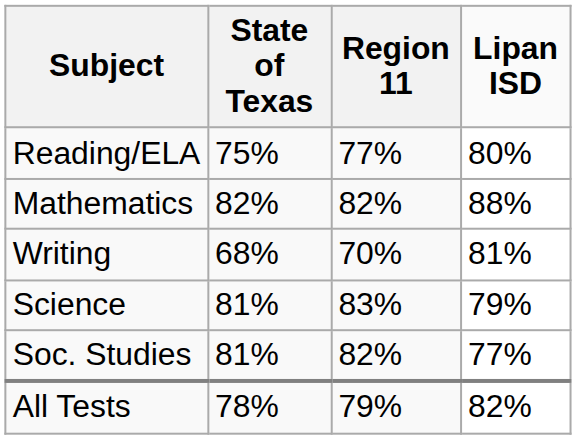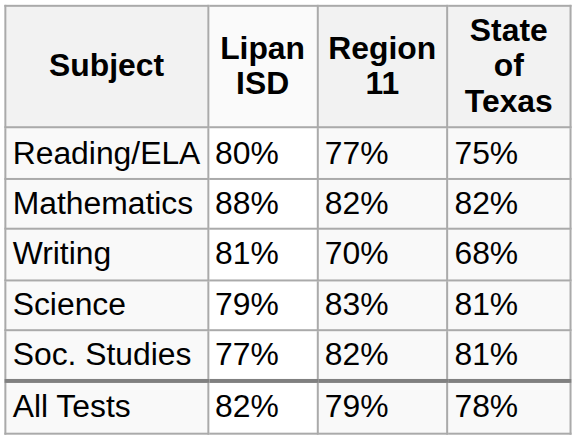columns swapped: (516, 66) <-> (269, 66)
